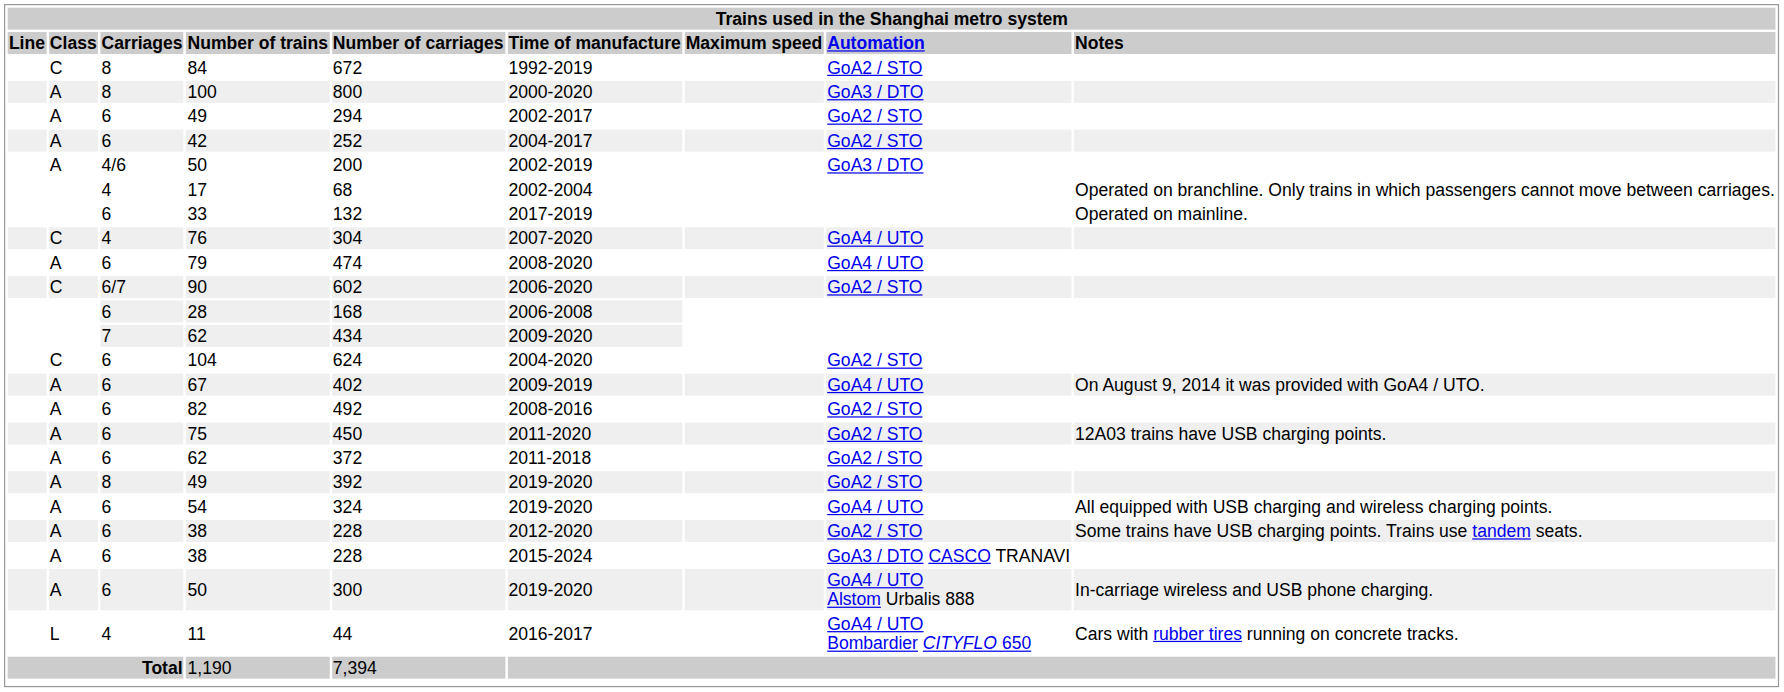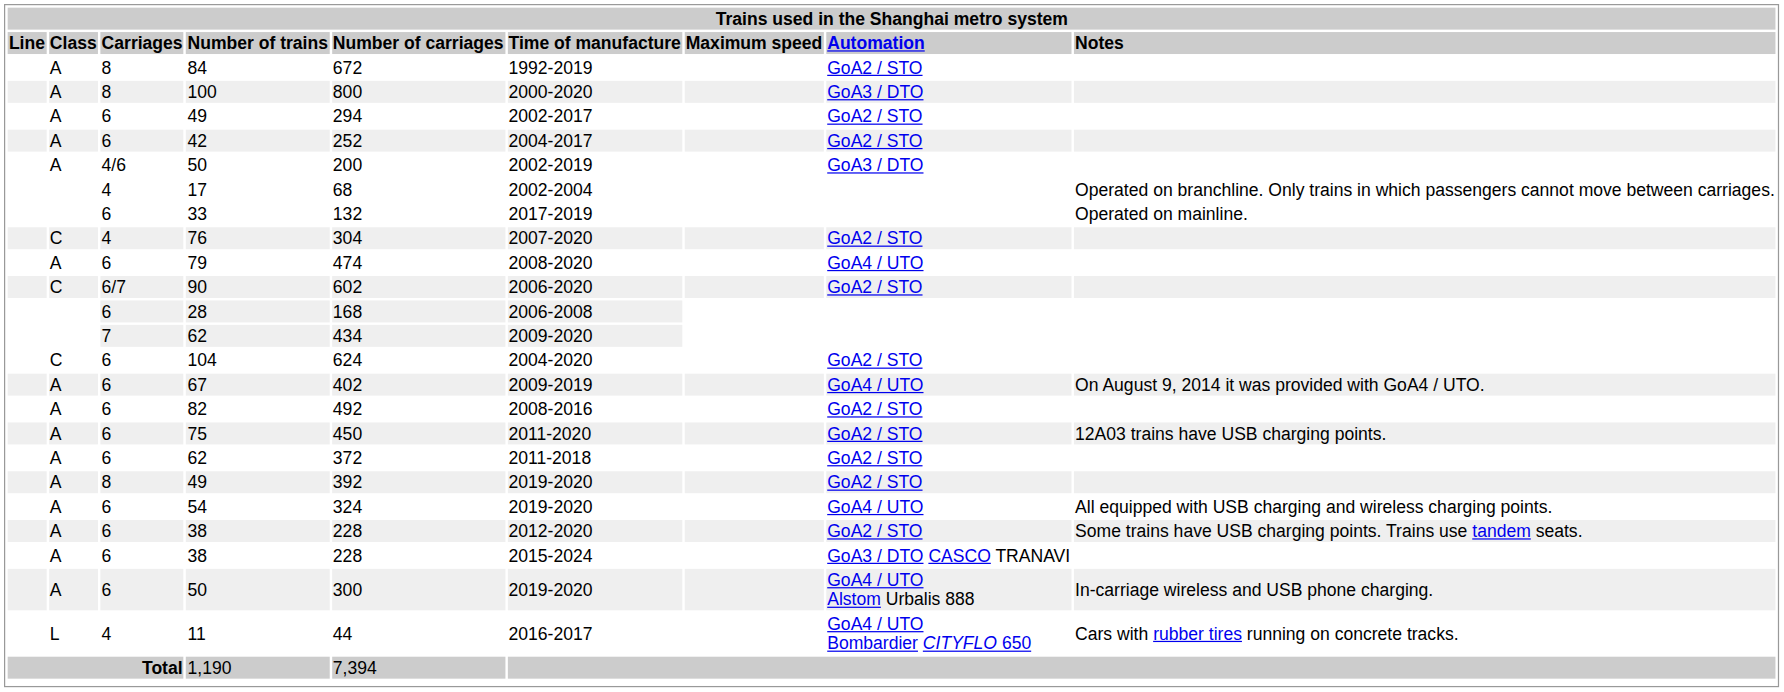(56, 67) C -> (56, 67) A
(875, 238) GoA4 / UTO -> (875, 238) GoA2 / STO
